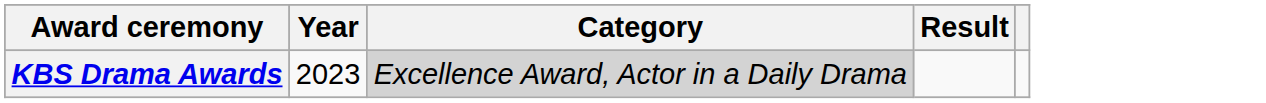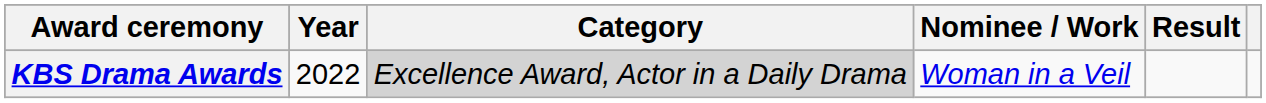+ column: (1029, 27)
(328, 73) 2023 -> (328, 73) 2022
